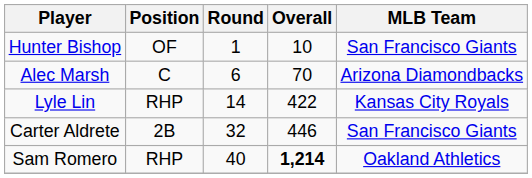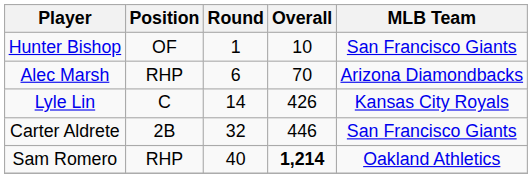(164, 74) C -> (164, 74) RHP
(164, 103) RHP -> (164, 103) C
(302, 103) 422 -> (302, 103) 426
